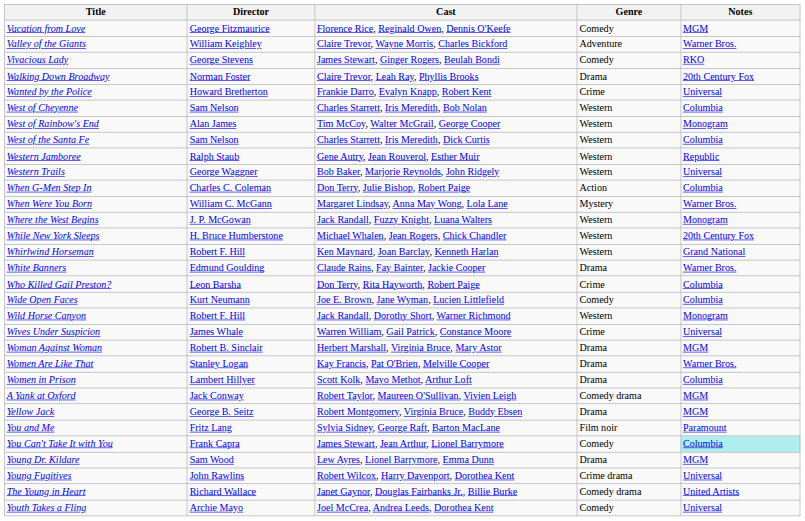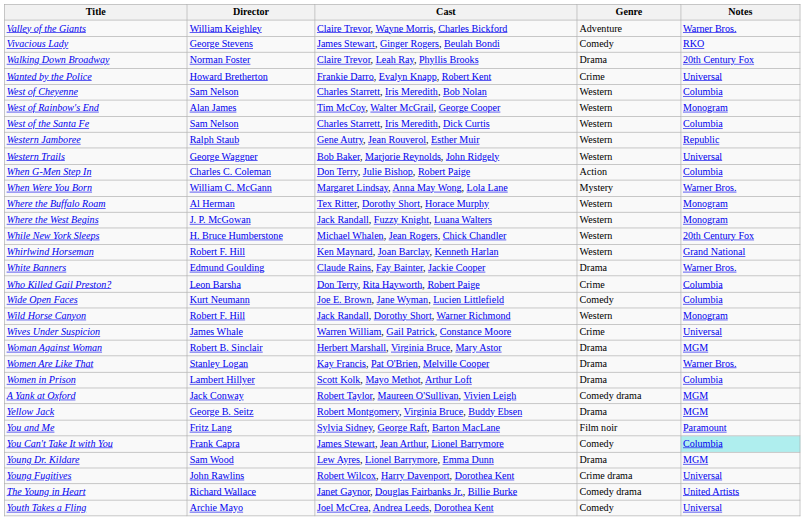- row: (46, 28)
+ row: (56, 204)
